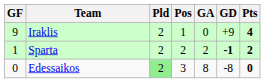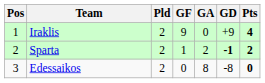columns swapped: (183, 13) <-> (15, 13)
(161, 68) lightgreen background -> (162, 68) no background
